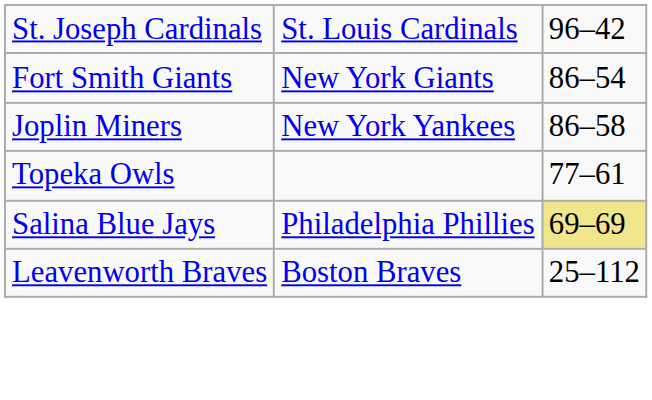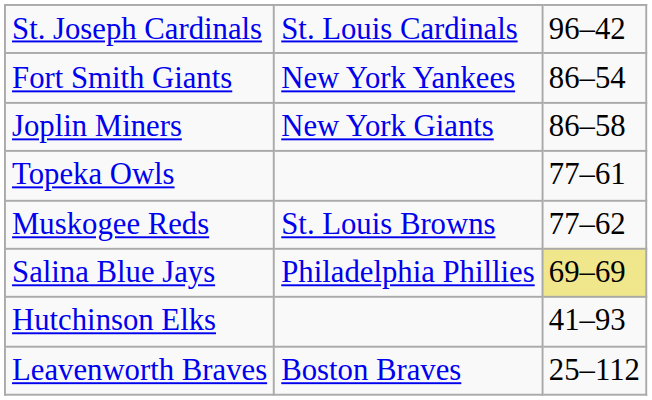(388, 77) New York Giants -> (398, 77) New York Yankees
(398, 126) New York Yankees -> (388, 126) New York Giants
+ row: (111, 223)
+ row: (114, 321)
